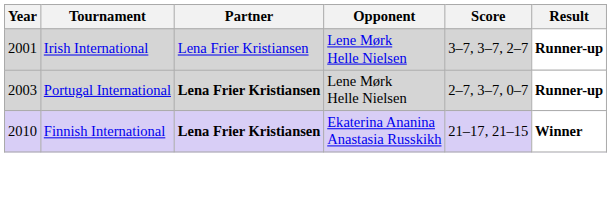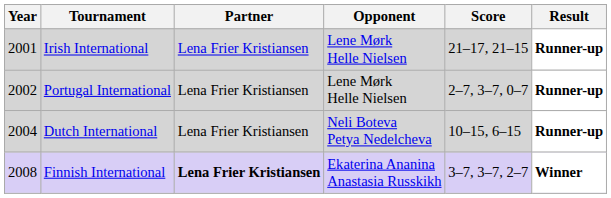(488, 49) 3–7, 3–7, 2–7 -> (488, 49) 21–17, 21–15
(22, 90) 2003 -> (22, 90) 2002
(249, 90) bold -> (243, 90) normal
+ row: (101, 131)
(22, 131) 2010 -> (22, 172) 2008
(488, 131) 21–17, 21–15 -> (488, 172) 3–7, 3–7, 2–7
